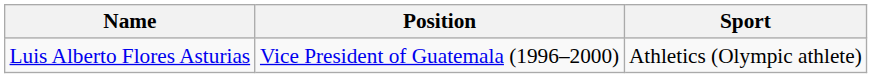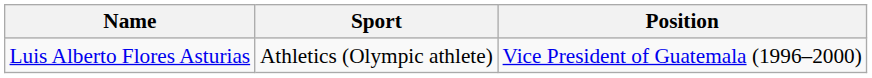columns swapped: (745, 21) <-> (440, 21)
